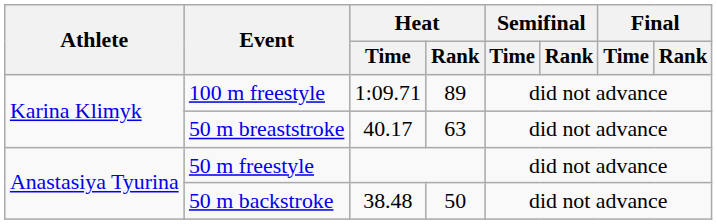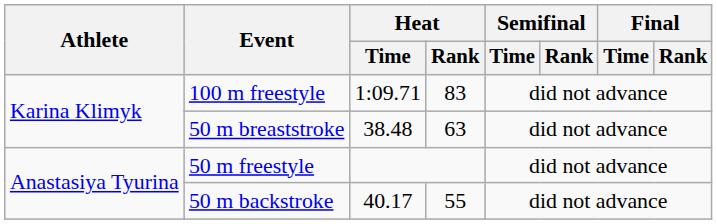(455, 93) 89 -> (455, 93) 83
(388, 129) 40.17 -> (388, 129) 38.48
(388, 201) 38.48 -> (388, 201) 40.17
(455, 201) 50 -> (455, 201) 55
